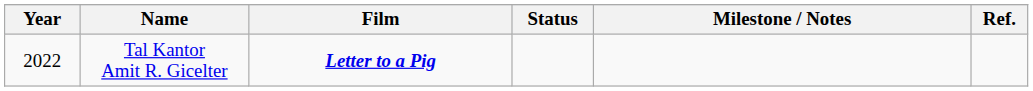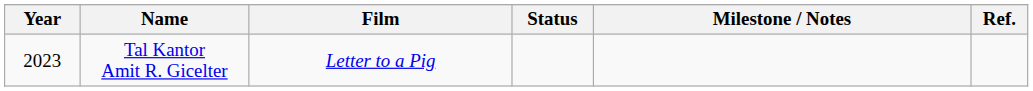(42, 60) 2022 -> (42, 60) 2023
(381, 60) bold -> (381, 60) normal
